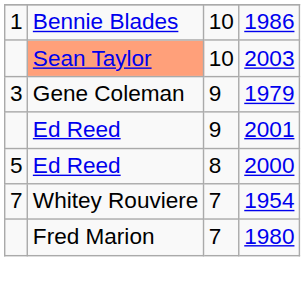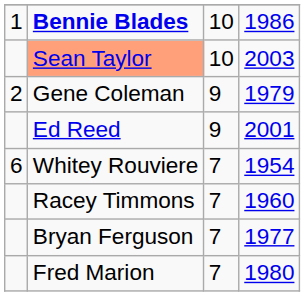(106, 22) normal -> (111, 22) bold
(16, 93) 3 -> (16, 93) 2
- row: (269, 165)
(16, 201) 7 -> (16, 165) 6
+ row: (269, 201)
+ row: (269, 237)
